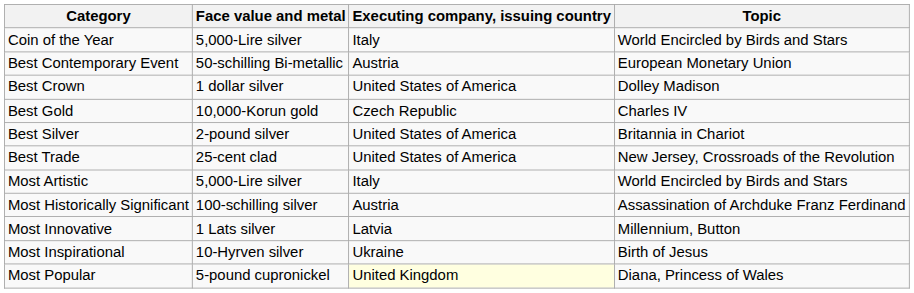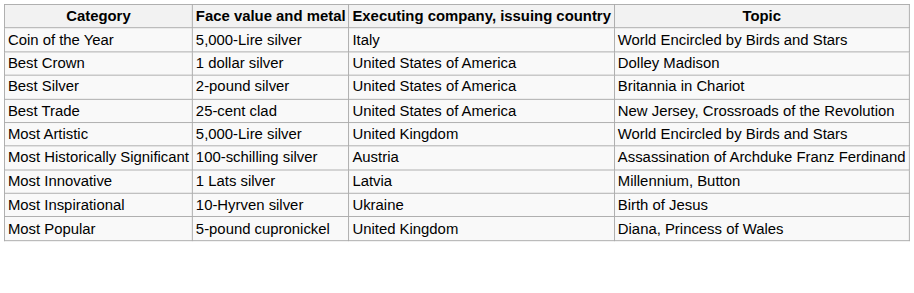- row: (93, 63)
- row: (41, 110)
(366, 181) Italy -> (405, 134) United Kingdom
(405, 275) lightyellow background -> (405, 228) no background
